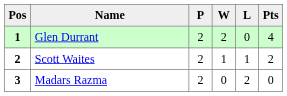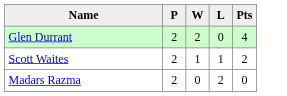- column: (18, 15)
